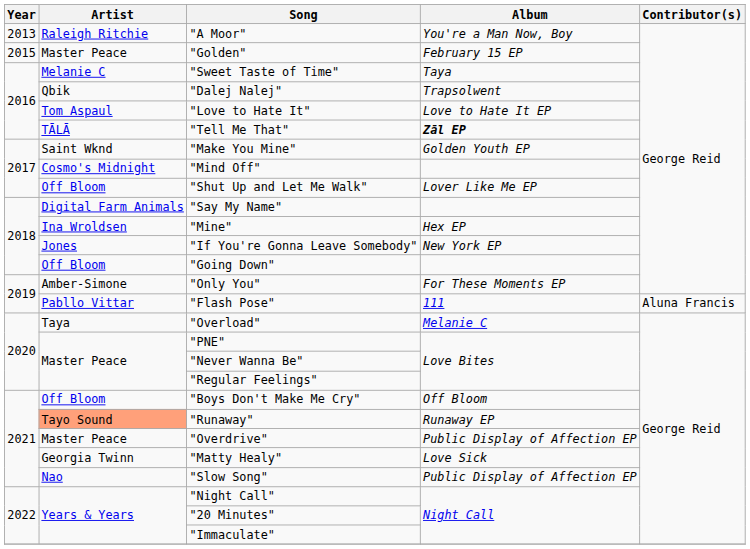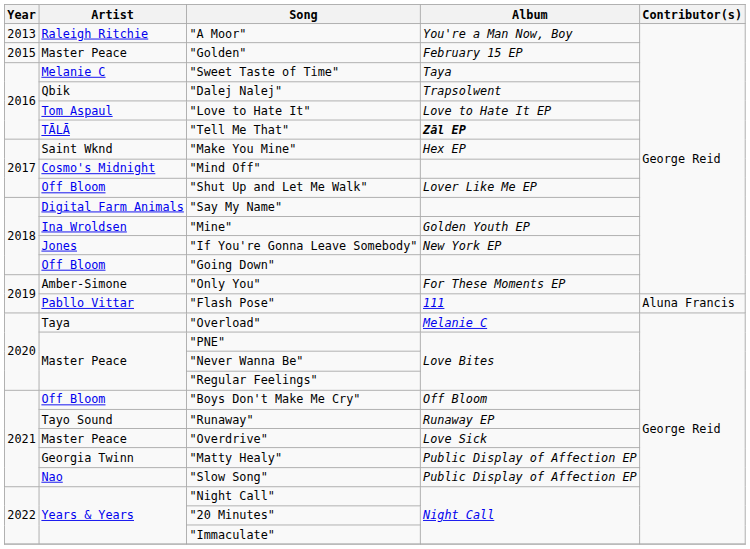(476, 149) Golden Youth EP -> (444, 149) Hex EP
(444, 226) Hex EP -> (476, 226) Golden Youth EP
(77, 419) lightsalmon background -> (77, 419) no background
(530, 438) Public Display of Affection EP -> (455, 438) Love Sick
(455, 458) Love Sick -> (530, 458) Public Display of Affection EP
